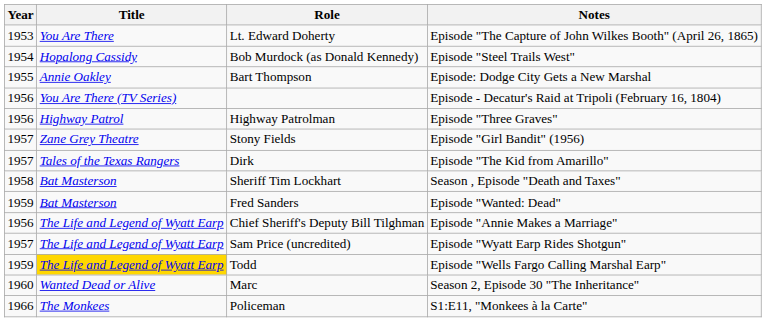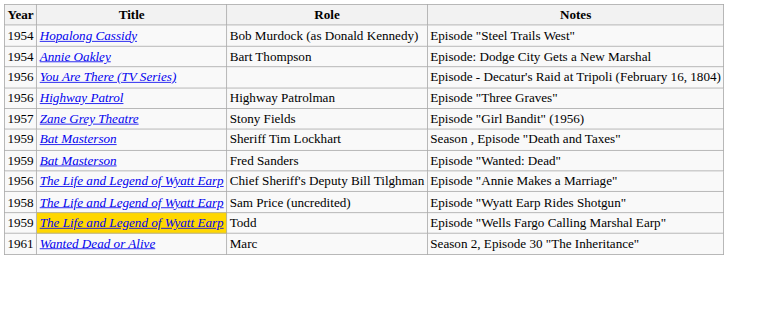- row: (282, 35)
(21, 77) 1955 -> (21, 56) 1954
- row: (242, 160)
(21, 181) 1958 -> (21, 139) 1959
(21, 243) 1957 -> (21, 202) 1958
(21, 285) 1960 -> (21, 243) 1961
- row: (257, 306)
